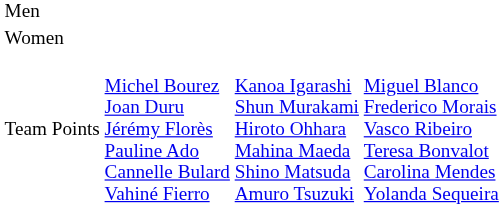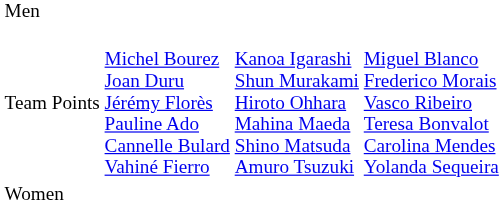rows swapped: (34, 37) <-> (52, 128)
